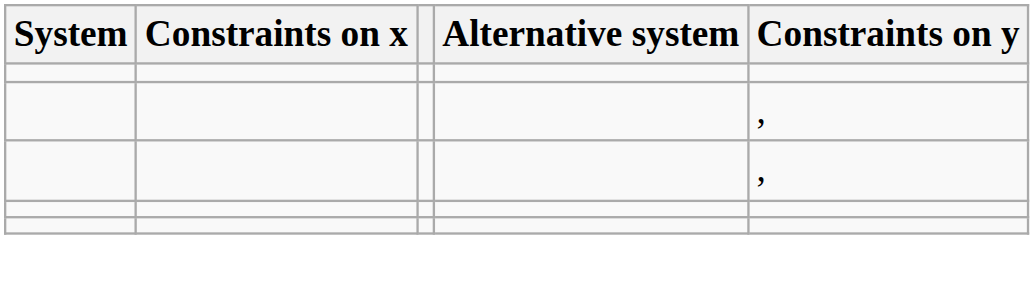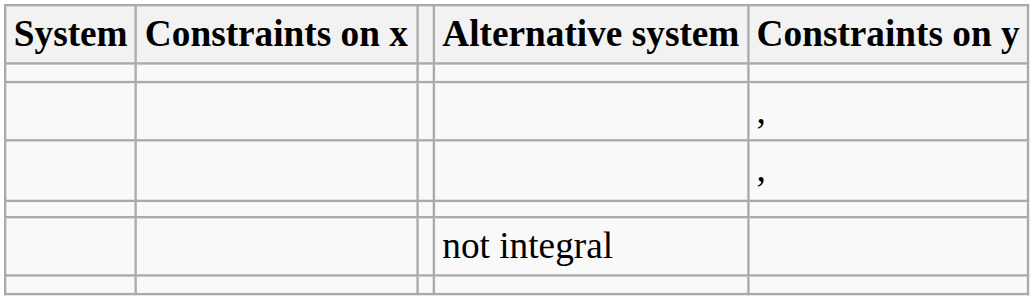+ row: (71, 246)
